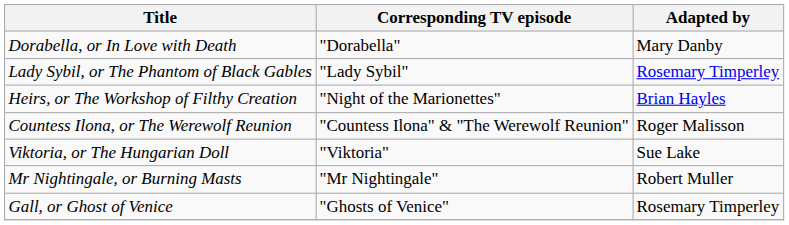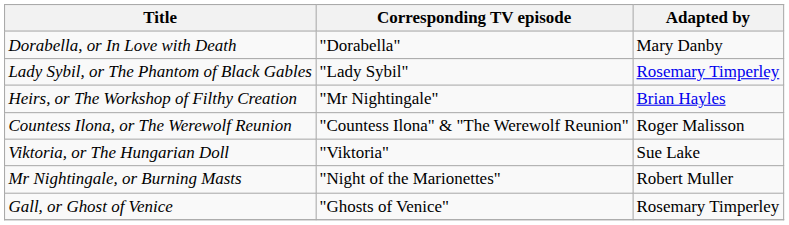(410, 98) "Night of the Marionettes" -> (379, 98) "Mr Nightingale"
(379, 179) "Mr Nightingale" -> (410, 179) "Night of the Marionettes"
